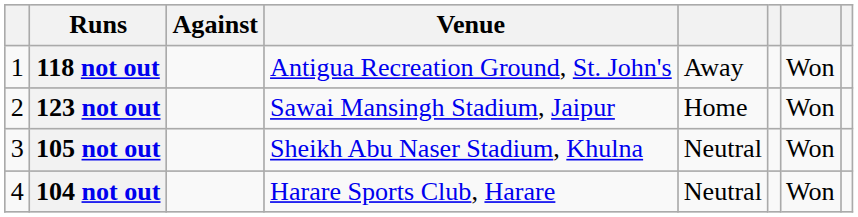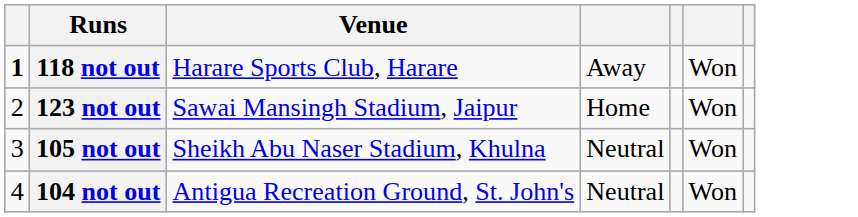- column: (215, 25)
(17, 66) normal -> (17, 66) bold
(471, 66) Antigua Recreation Ground, St. John's -> (315, 66) Harare Sports Club, Harare
(413, 190) Harare Sports Club, Harare -> (373, 190) Antigua Recreation Ground, St. John's
